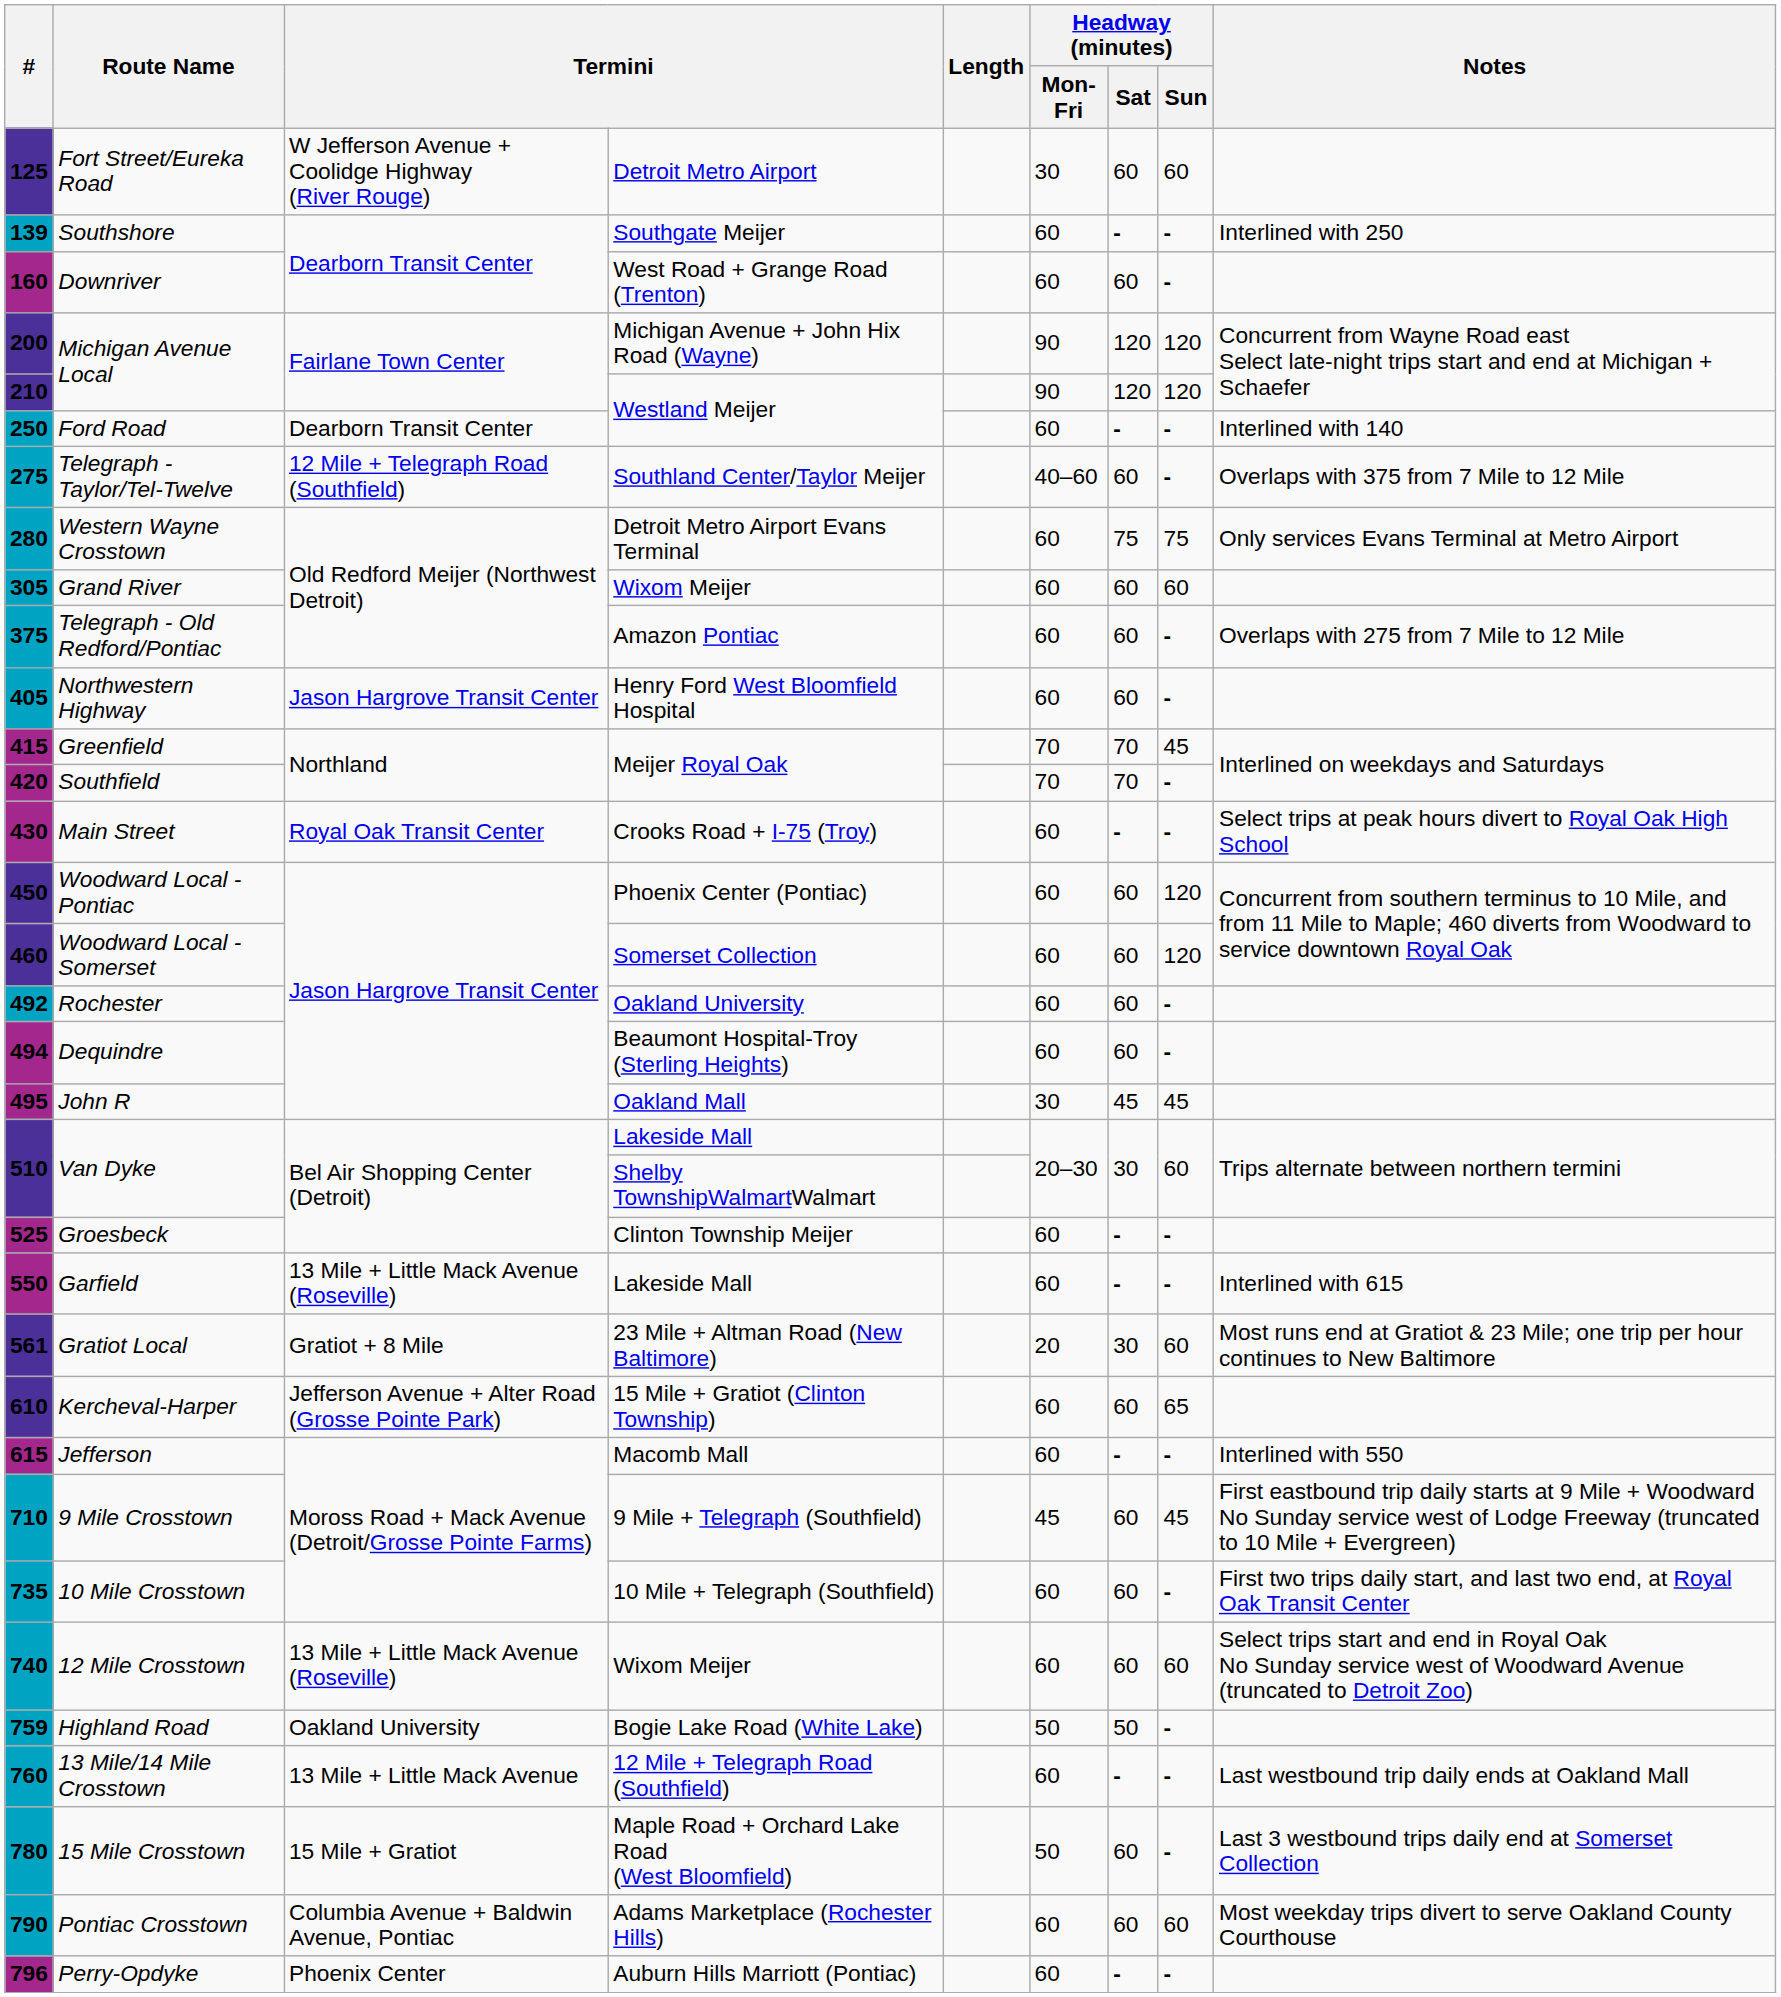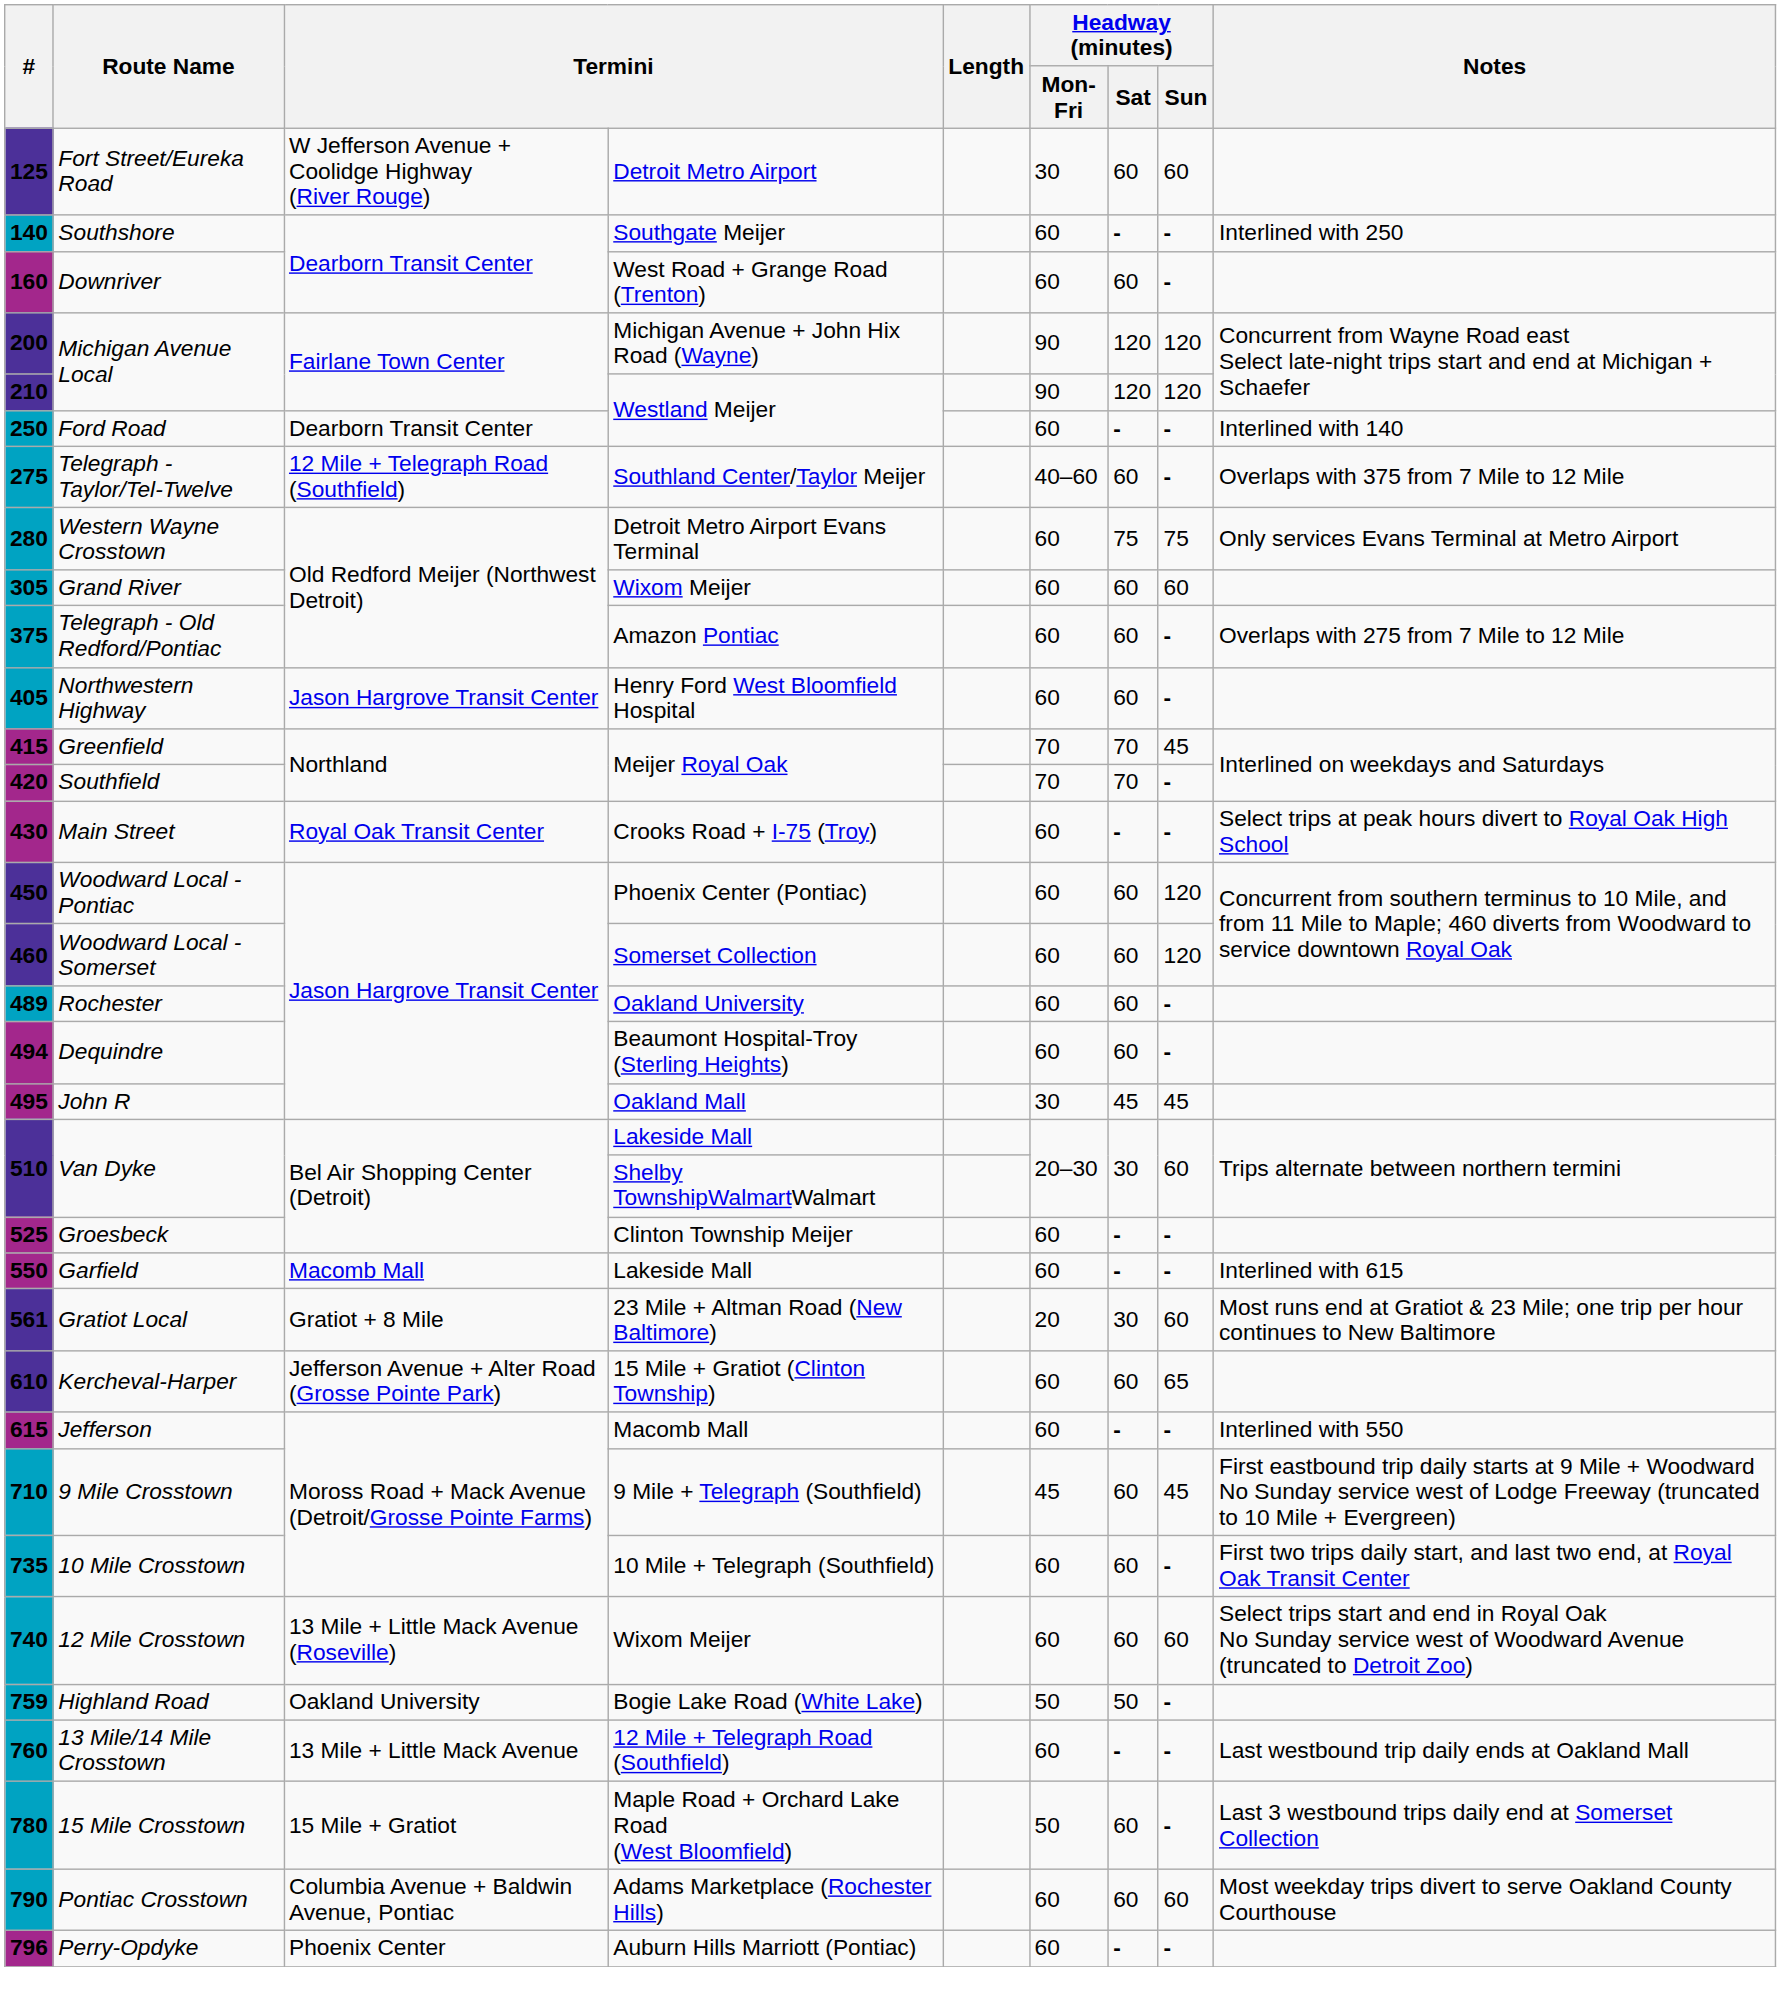(29, 232) 139 -> (29, 232) 140
(29, 1003) 492 -> (29, 1003) 489
(434, 1283) 13 Mile + Little Mack Avenue (Roseville) -> (357, 1270) Macomb Mall
